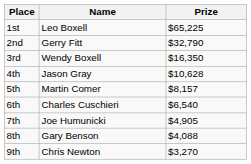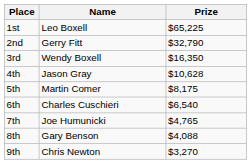(183, 89) $8,157 -> (183, 89) $8,175
(183, 120) $4,905 -> (183, 120) $4,765
